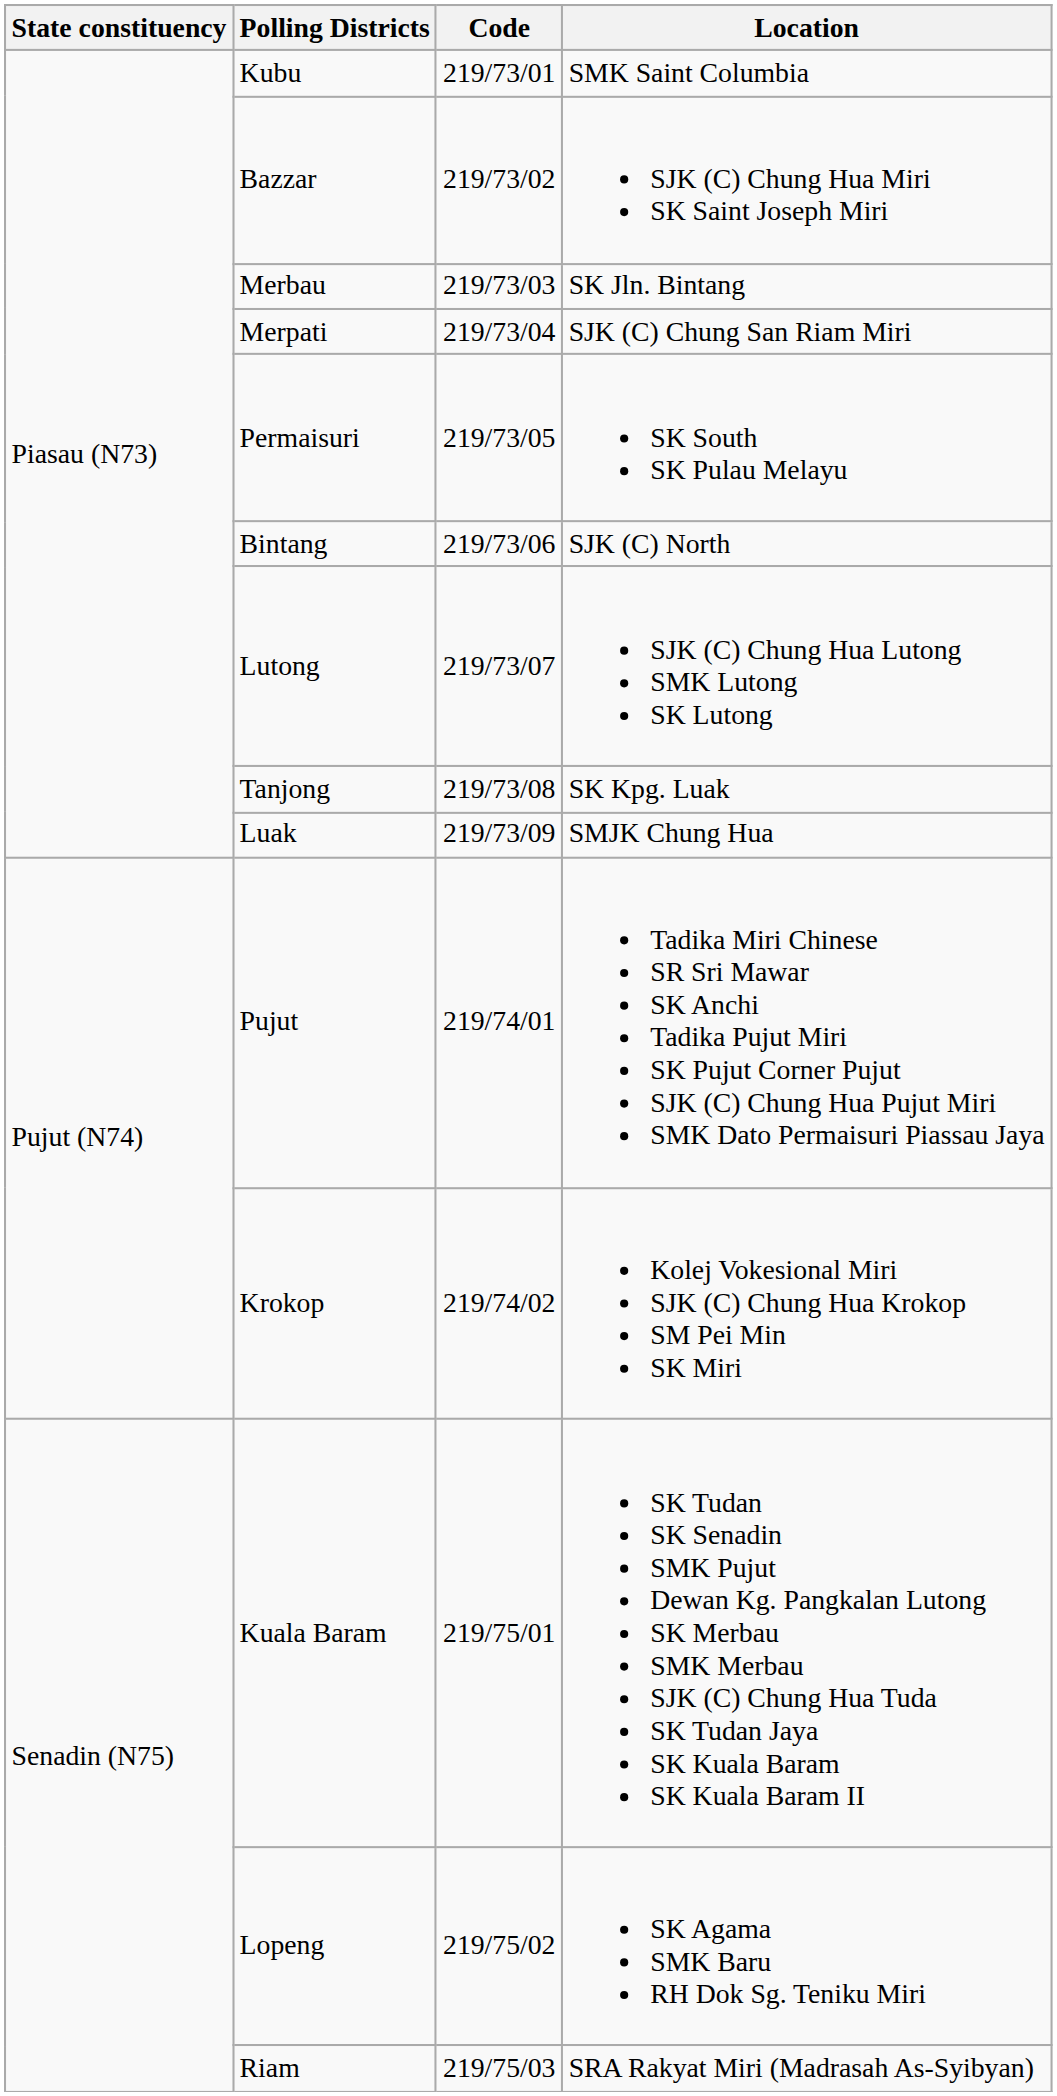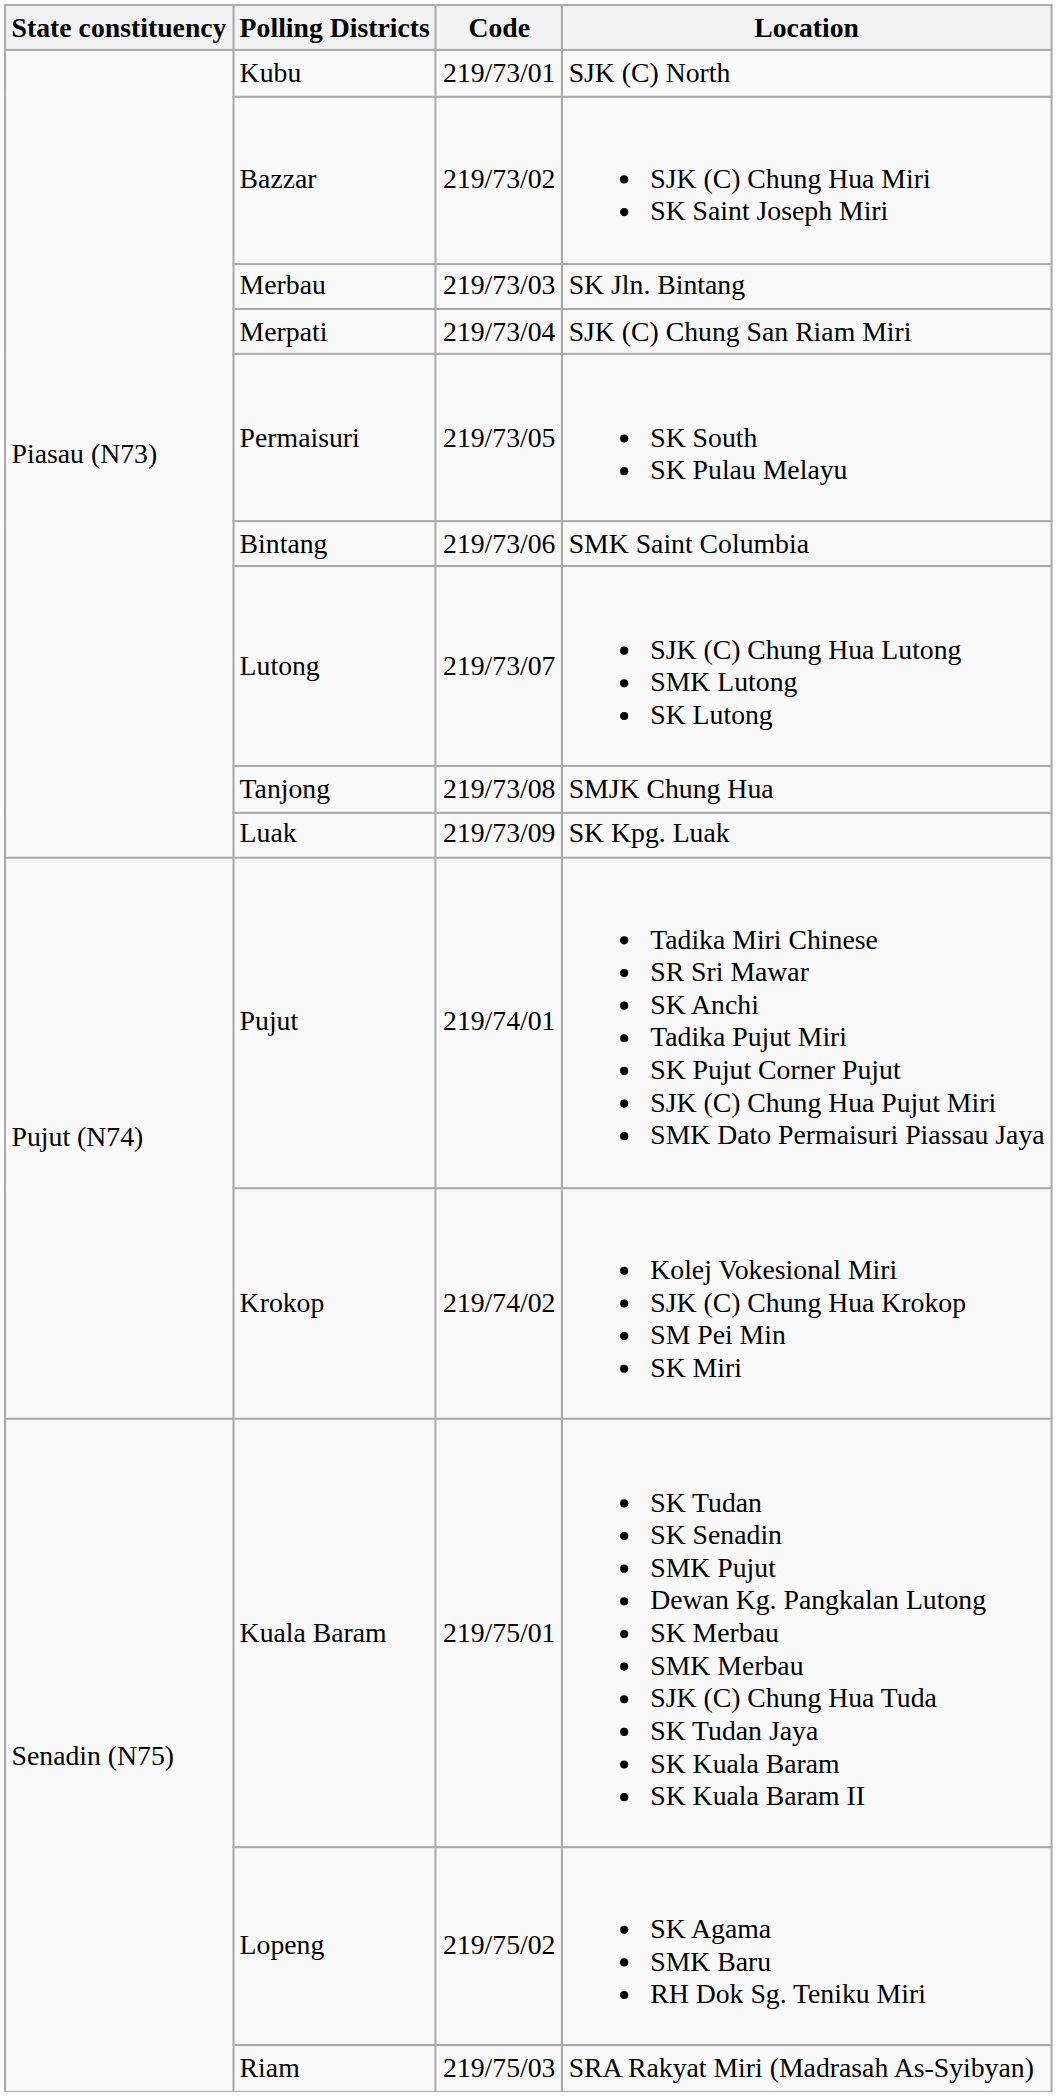(689, 72) SMK Saint Columbia -> (650, 72) SJK (C) North
(650, 543) SJK (C) North -> (689, 543) SMK Saint Columbia
(649, 788) SK Kpg. Luak -> (671, 788) SMJK Chung Hua
(671, 833) SMJK Chung Hua -> (649, 833) SK Kpg. Luak
